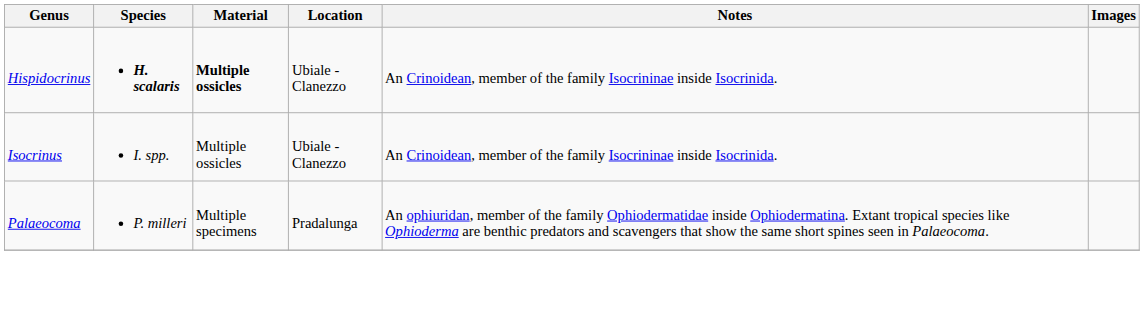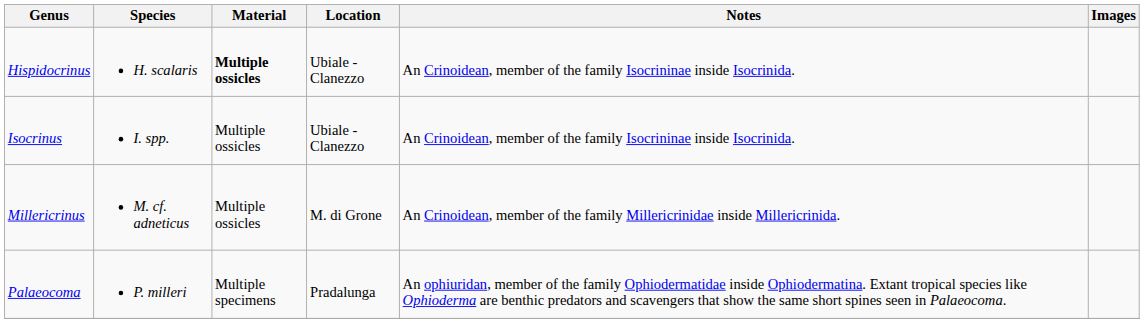(143, 78) bold -> (153, 70) normal
+ row: (46, 215)
